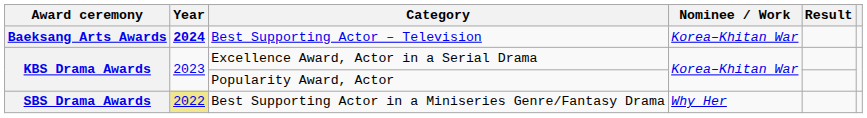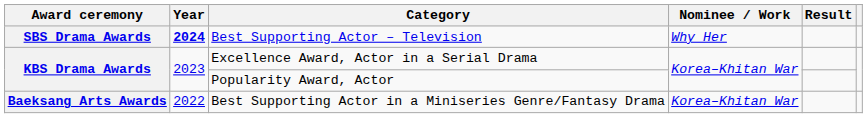(87, 37) Baeksang Arts Awards -> (87, 37) SBS Drama Awards
(735, 37) Korea–Khitan War -> (699, 37) Why Her
(87, 102) SBS Drama Awards -> (87, 102) Baeksang Arts Awards
(189, 102) khaki background -> (189, 102) no background
(699, 102) Why Her -> (735, 102) Korea–Khitan War
